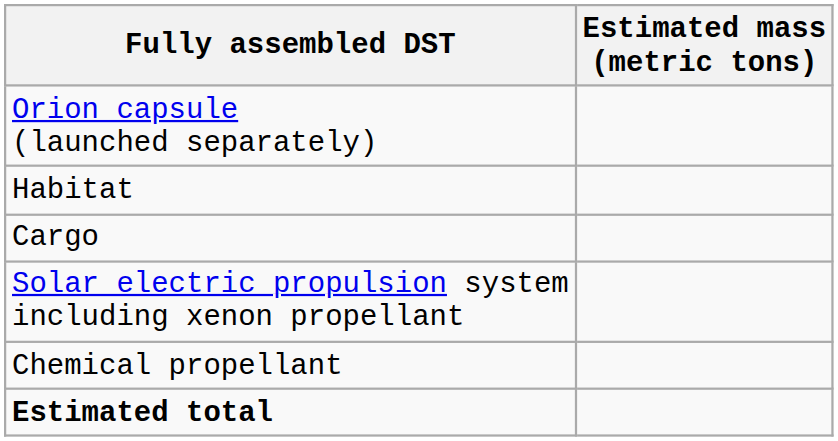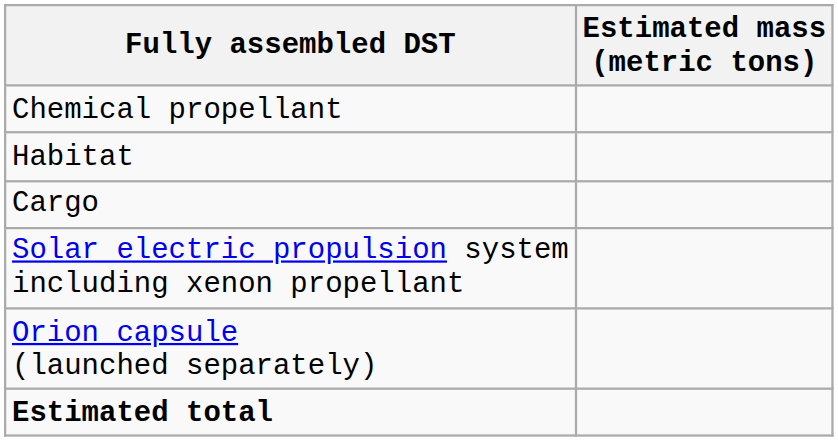rows swapped: (195, 126) <-> (177, 365)
